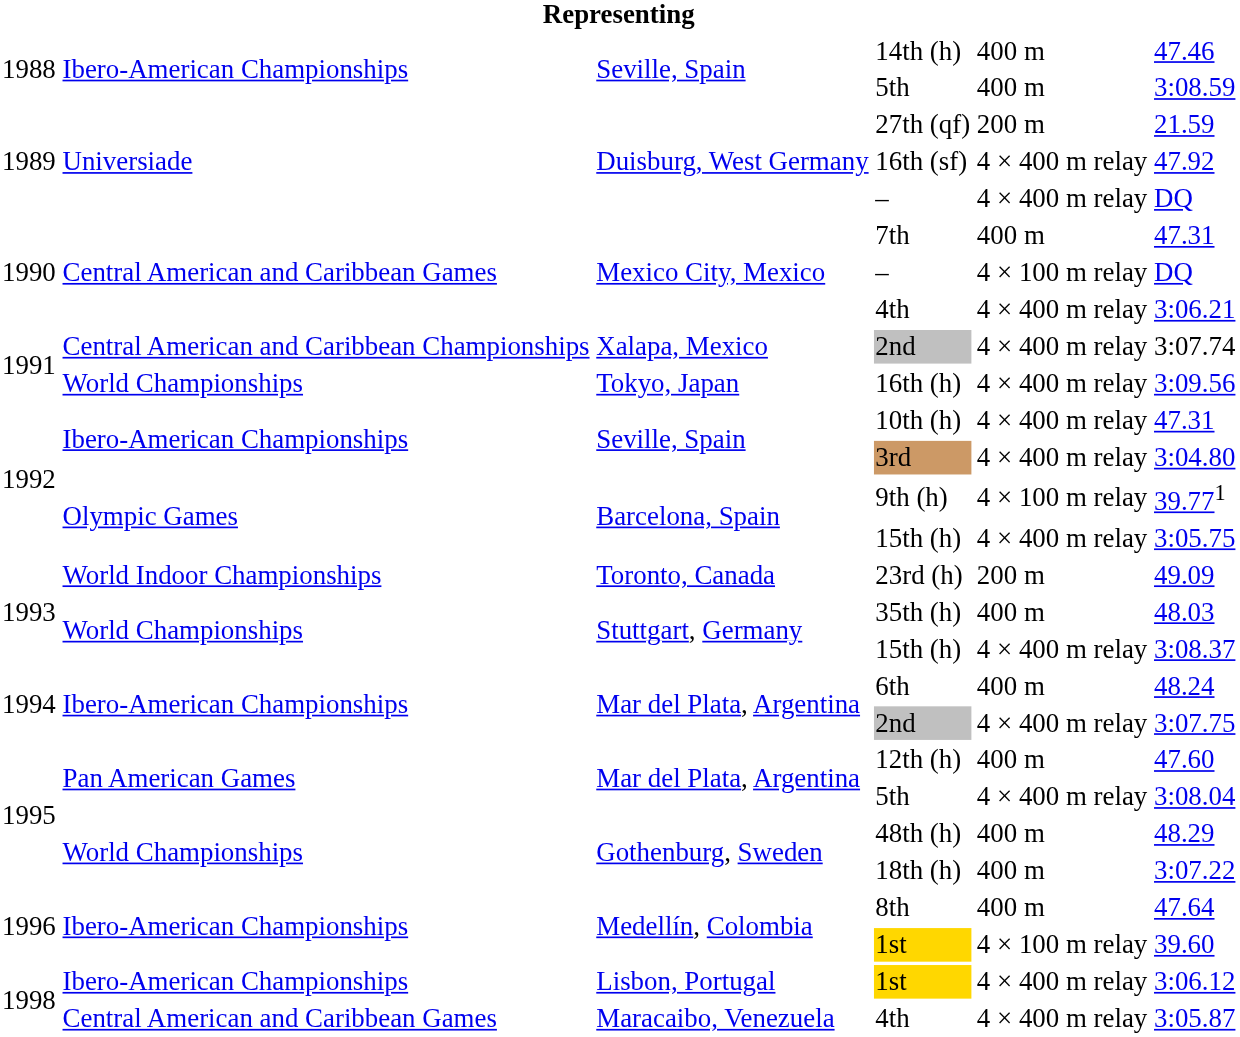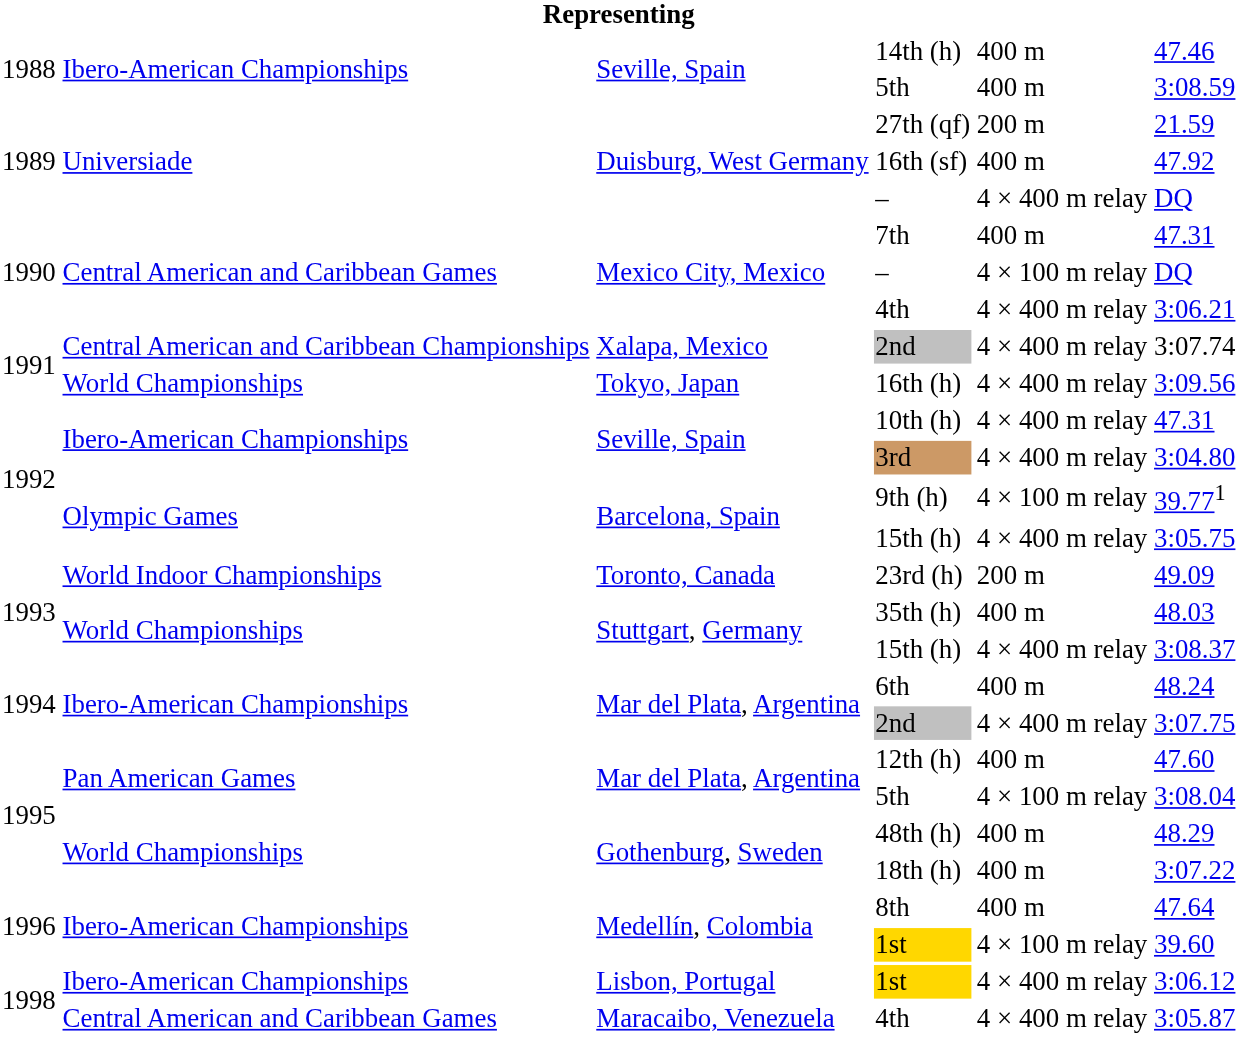(1062, 161) 4 × 400 m relay -> (1011, 161) 400 m
(1062, 797) 4 × 400 m relay -> (1062, 797) 4 × 100 m relay
